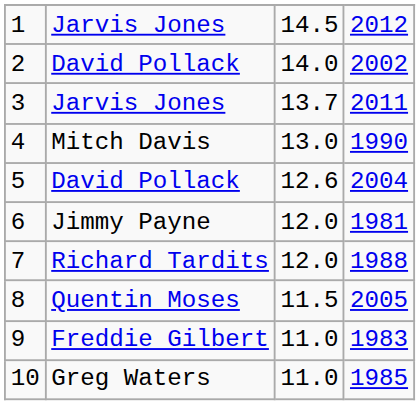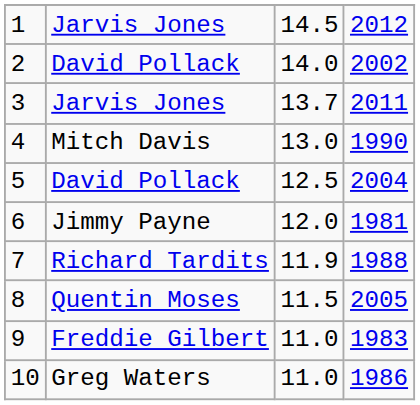(309, 182) 12.6 -> (309, 182) 12.5
(309, 261) 12.0 -> (309, 261) 11.9
(379, 379) 1985 -> (379, 379) 1986
